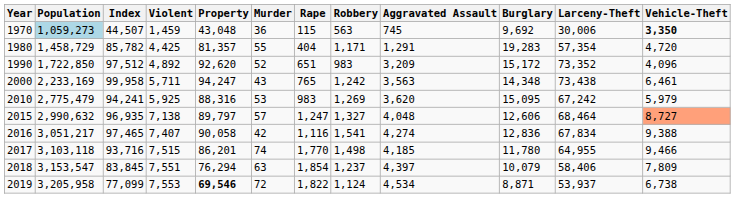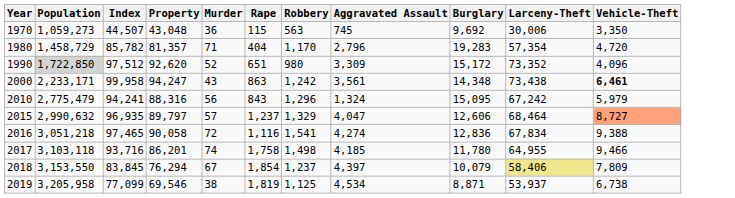- column: (171, 13)
(66, 30) lightblue background -> (66, 30) no background
(661, 30) bold -> (612, 30) normal
(260, 47) 55 -> (211, 47) 71
(350, 47) 1,171 -> (300, 47) 1,170
(399, 47) 1,291 -> (350, 47) 2,796
(66, 64) no background -> (66, 64) lightgrey background
(343, 64) 983 -> (294, 64) 980
(399, 64) 3,209 -> (350, 64) 3,309
(66, 82) 2,233,169 -> (66, 82) 2,233,171
(306, 82) 765 -> (257, 82) 863
(399, 82) 3,563 -> (350, 82) 3,561
(661, 82) normal -> (612, 82) bold
(260, 99) 53 -> (211, 99) 56
(306, 99) 983 -> (257, 99) 843
(350, 99) 1,269 -> (300, 99) 1,296
(399, 99) 3,620 -> (350, 99) 1,324
(313, 116) 1,247 -> (263, 116) 1,237
(350, 116) 1,327 -> (300, 116) 1,329
(399, 116) 4,048 -> (350, 116) 4,047
(66, 133) 3,051,217 -> (66, 133) 3,051,218
(260, 133) 42 -> (211, 133) 72
(313, 150) 1,770 -> (263, 150) 1,758
(66, 167) 3,153,547 -> (66, 167) 3,153,550
(260, 167) 63 -> (211, 167) 67
(577, 167) no background -> (528, 167) khaki background
(217, 185) bold -> (168, 185) normal
(260, 185) 72 -> (211, 185) 38
(313, 185) 1,822 -> (263, 185) 1,819
(350, 185) 1,124 -> (300, 185) 1,125
